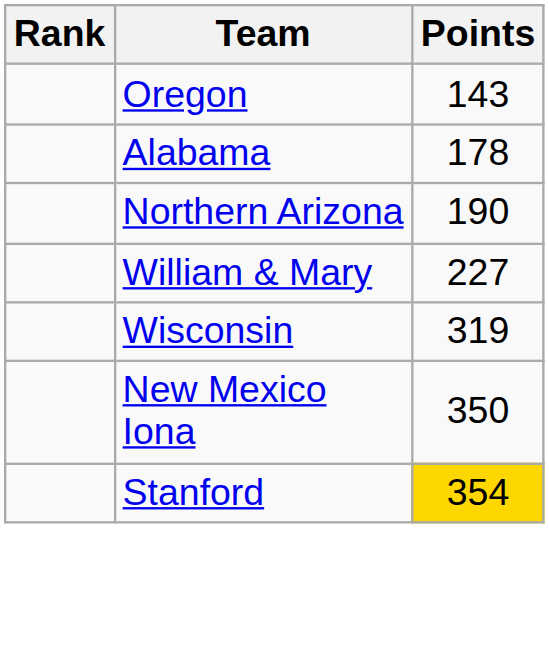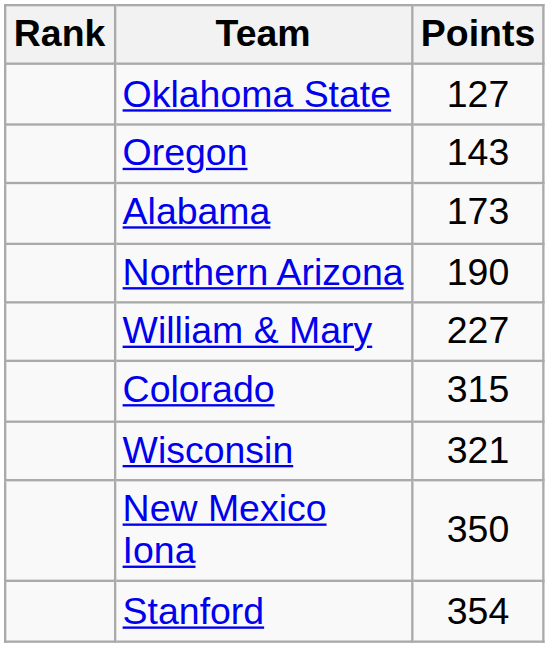+ row: (257, 93)
(478, 152) 178 -> (478, 212) 173
+ row: (199, 390)
(478, 331) 319 -> (478, 449) 321
(478, 491) gold background -> (478, 610) no background
